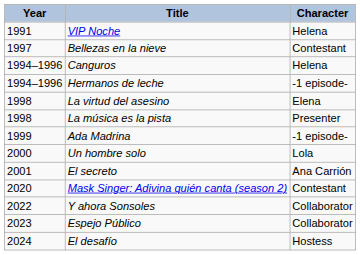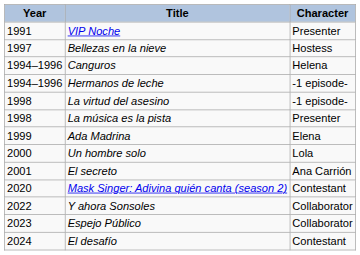(310, 31) Helena -> (316, 31) Presenter
(319, 49) Contestant -> (312, 49) Hostess
(307, 101) Elena -> (320, 101) -1 episode-
(320, 136) -1 episode- -> (307, 136) Elena
(312, 241) Hostess -> (319, 241) Contestant
